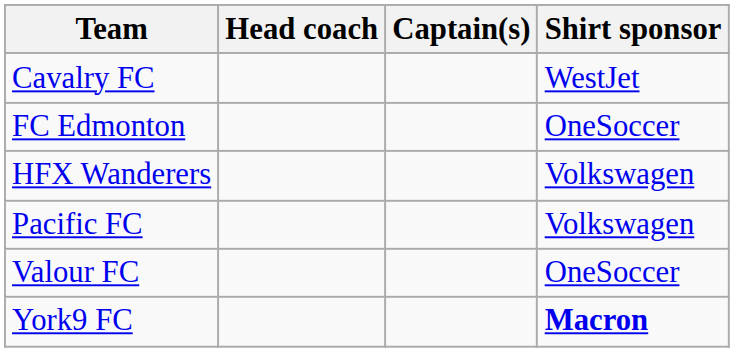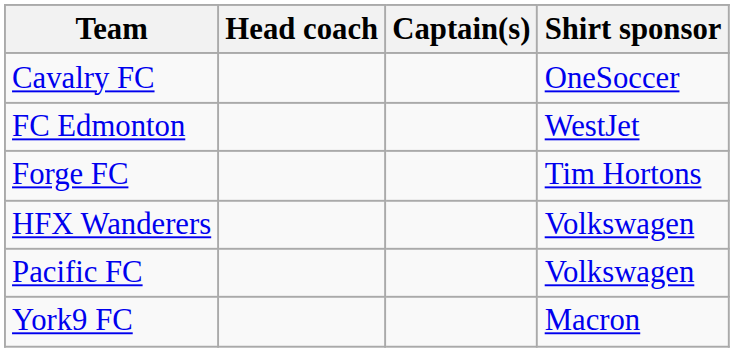(592, 77) WestJet -> (612, 77) OneSoccer
(612, 126) OneSoccer -> (592, 126) WestJet
+ row: (70, 175)
- row: (76, 272)
(596, 321) bold -> (592, 321) normal
